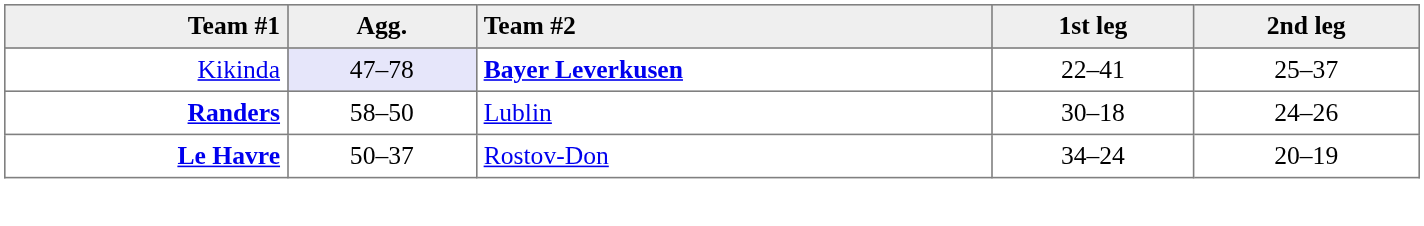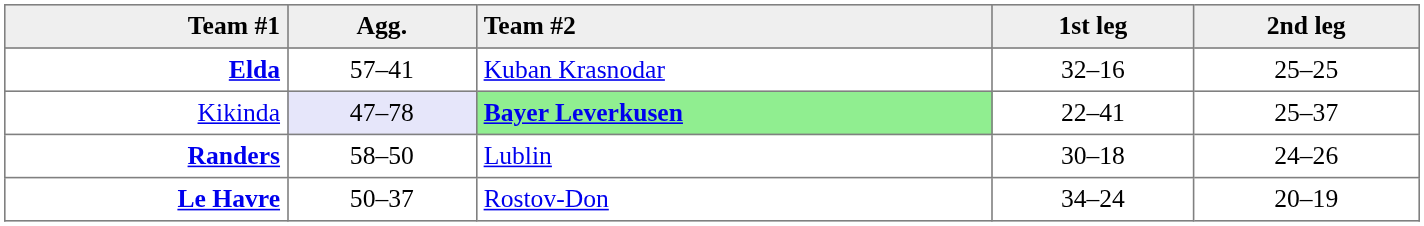+ row: (254, 69)
(583, 69) no background -> (583, 112) lightgreen background
